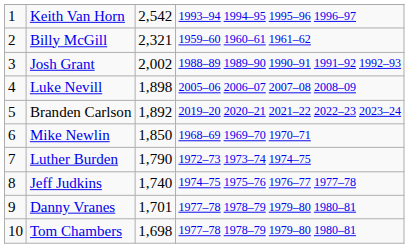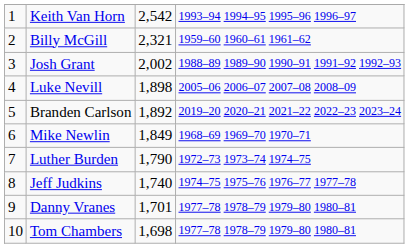(155, 135) 1,850 -> (155, 135) 1,849
